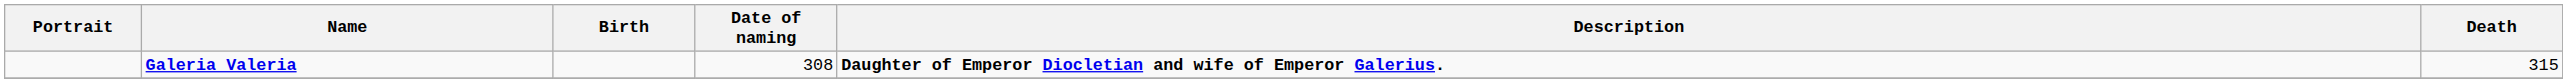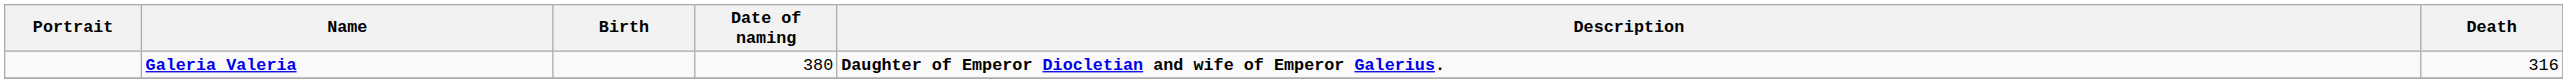(818, 65) 308 -> (818, 65) 380
(2544, 65) 315 -> (2544, 65) 316
